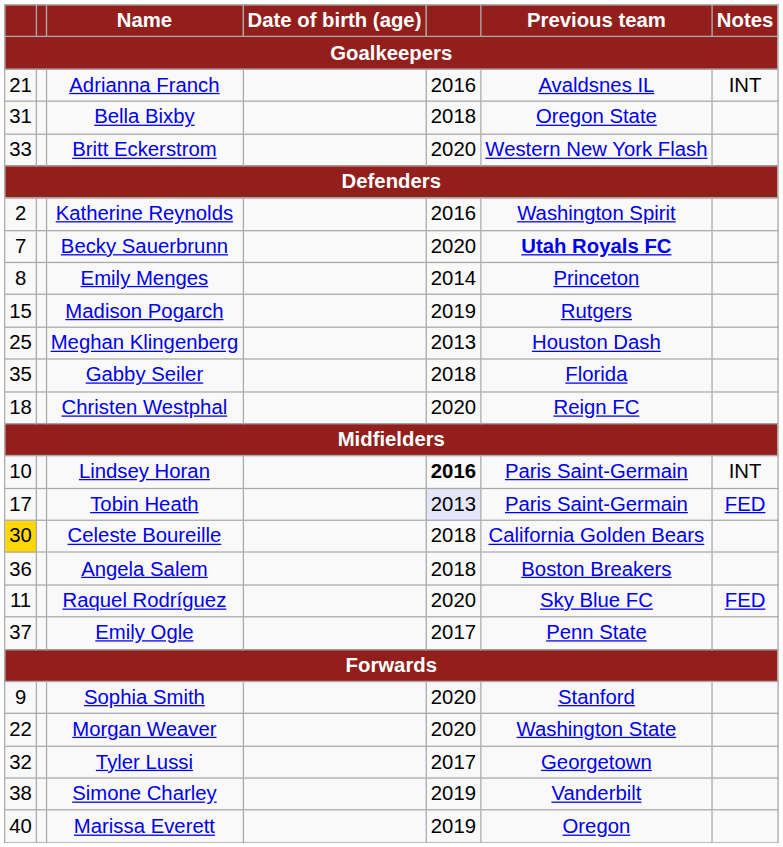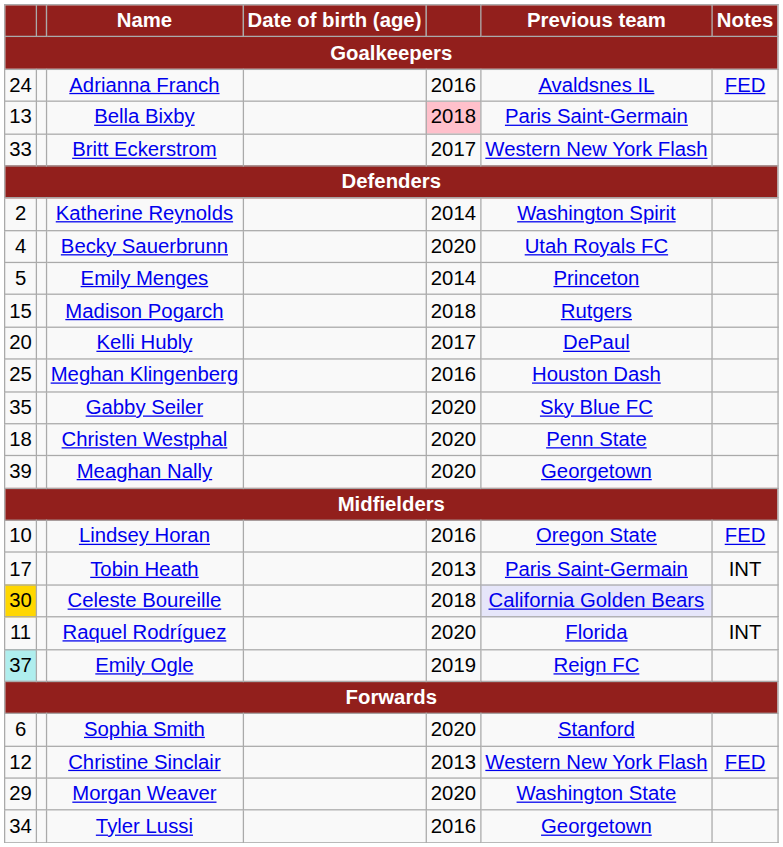(21, 85) 21 -> (21, 85) 24
(745, 85) INT -> (745, 85) FED
(21, 117) 31 -> (21, 117) 13
(453, 117) no background -> (453, 117) pink background
(596, 117) Oregon State -> (596, 117) Paris Saint-Germain
(453, 149) 2020 -> (453, 149) 2017
(453, 213) 2016 -> (453, 213) 2014
(21, 246) 7 -> (21, 246) 4
(596, 246) bold -> (596, 246) normal
(21, 278) 8 -> (21, 278) 5
(453, 310) 2019 -> (453, 310) 2018
+ row: (144, 342)
(453, 342) 2013 -> (453, 375) 2016
(453, 375) 2018 -> (453, 407) 2020
(596, 375) Florida -> (596, 407) Sky Blue FC
(596, 407) Reign FC -> (596, 439) Penn State
+ row: (144, 471)
(453, 471) bold -> (453, 536) normal
(596, 471) Paris Saint-Germain -> (596, 536) Oregon State
(745, 471) INT -> (745, 536) FED
(453, 504) lavender background -> (453, 568) no background
(745, 504) FED -> (745, 568) INT
(596, 536) no background -> (596, 600) lavender background
- row: (144, 568)
(596, 600) Sky Blue FC -> (596, 632) Florida
(745, 600) FED -> (745, 632) INT
(21, 632) no background -> (21, 665) paleturquoise background
(453, 632) 2017 -> (453, 665) 2019
(596, 632) Penn State -> (596, 665) Reign FC
(21, 697) 9 -> (21, 729) 6
+ row: (144, 761)
(21, 729) 22 -> (21, 794) 29
(21, 761) 32 -> (21, 826) 34
(453, 761) 2017 -> (453, 826) 2016
- row: (144, 794)
- row: (144, 826)
